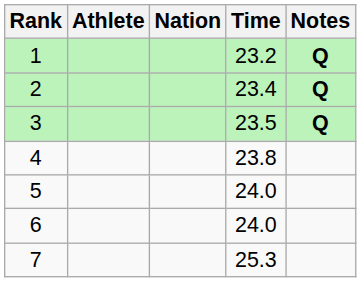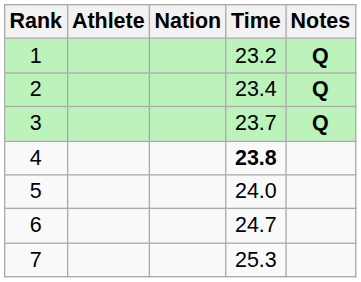(256, 123) 23.5 -> (256, 123) 23.7
(256, 157) normal -> (256, 157) bold
(256, 225) 24.0 -> (256, 225) 24.7
